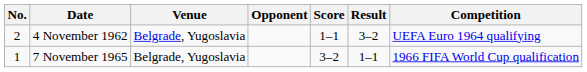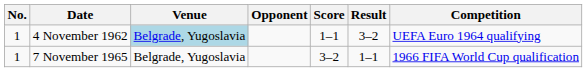(17, 35) 2 -> (17, 35) 1
(189, 35) no background -> (189, 35) lightblue background
